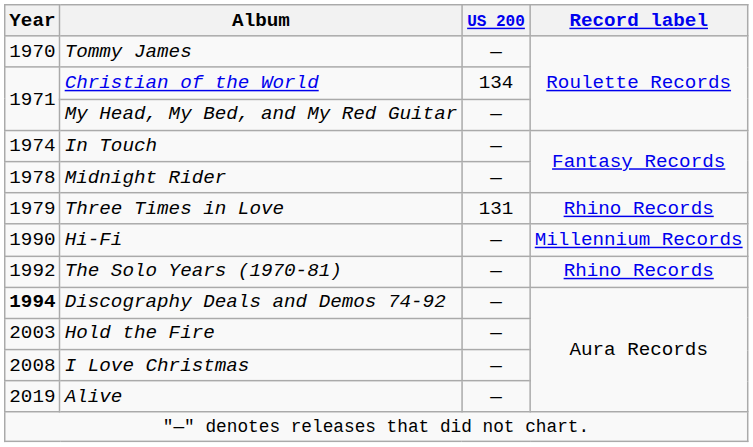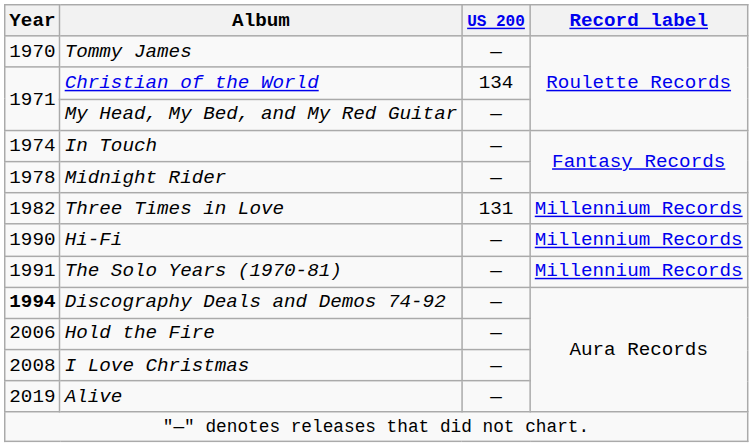(32, 209) 1979 -> (32, 209) 1982
(639, 209) Rhino Records -> (639, 209) Millennium Records
(32, 271) 1992 -> (32, 271) 1991
(639, 271) Rhino Records -> (639, 271) Millennium Records
(32, 334) 2003 -> (32, 334) 2006
